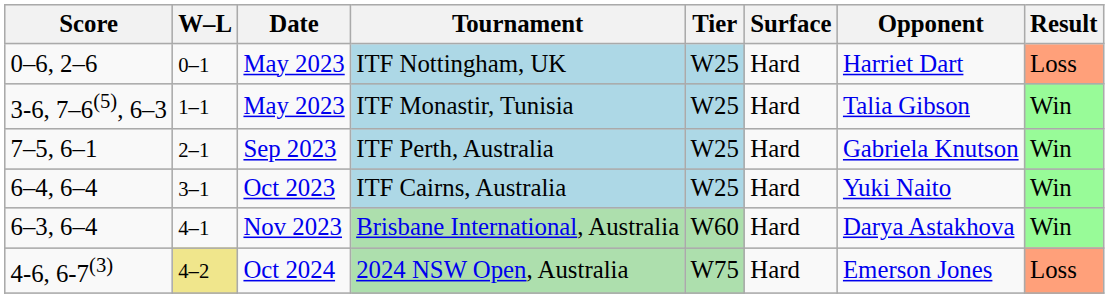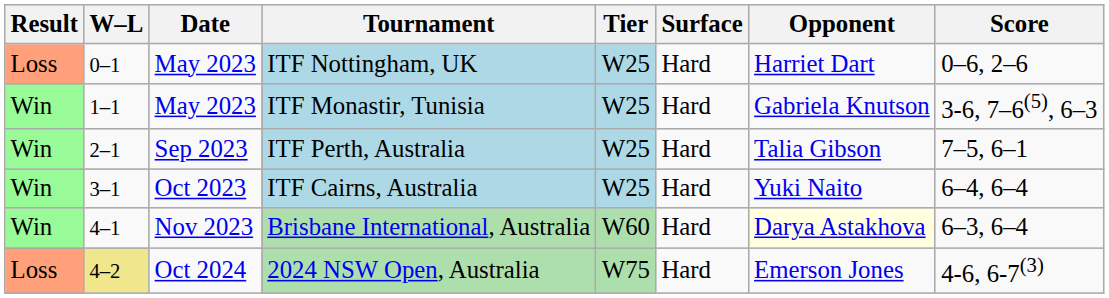columns swapped: (1064, 24) <-> (89, 24)
(906, 106) Talia Gibson -> (842, 106) Gabriela Knutson
(931, 148) Gabriela Knutson -> (818, 148) Talia Gibson
(929, 227) no background -> (840, 227) lightyellow background
